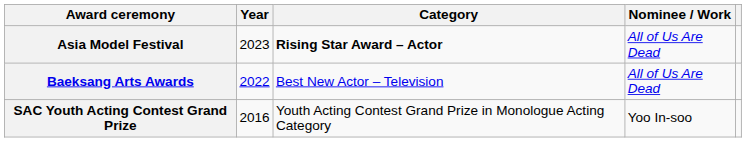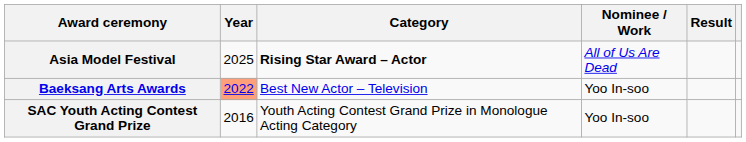+ column: (711, 22)
(255, 44) 2023 -> (239, 59) 2025
(255, 81) no background -> (239, 89) lightsalmon background
(665, 81) All of Us Are Dead -> (617, 89) Yoo In-soo
